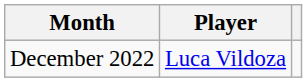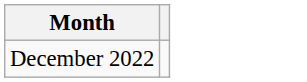- column: (225, 22)
